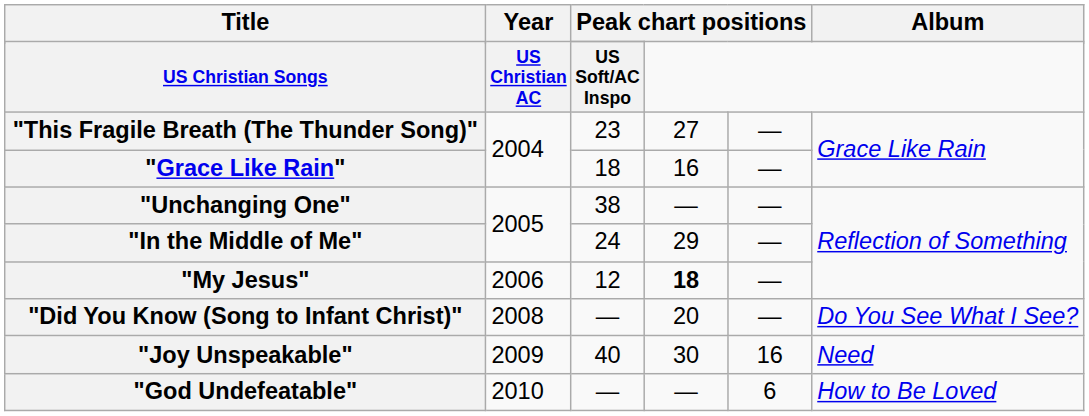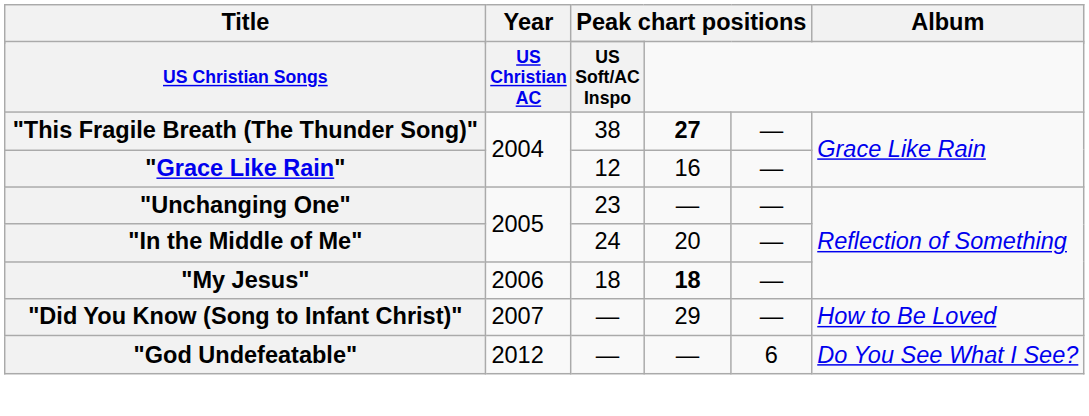(607, 130) 23 -> (607, 130) 38
(686, 130) normal -> (688, 130) bold
(607, 167) 18 -> (607, 167) 12
(607, 205) 38 -> (607, 205) 23
(686, 242) 29 -> (688, 242) 20
(607, 279) 12 -> (607, 279) 18
(518, 317) 2008 -> (518, 317) 2007
(686, 317) 20 -> (688, 317) 29
(948, 317) Do You See What I See? -> (907, 317) How to Be Loved
- row: (245, 354)
(518, 391) 2010 -> (518, 354) 2012
(907, 391) How to Be Loved -> (948, 354) Do You See What I See?
